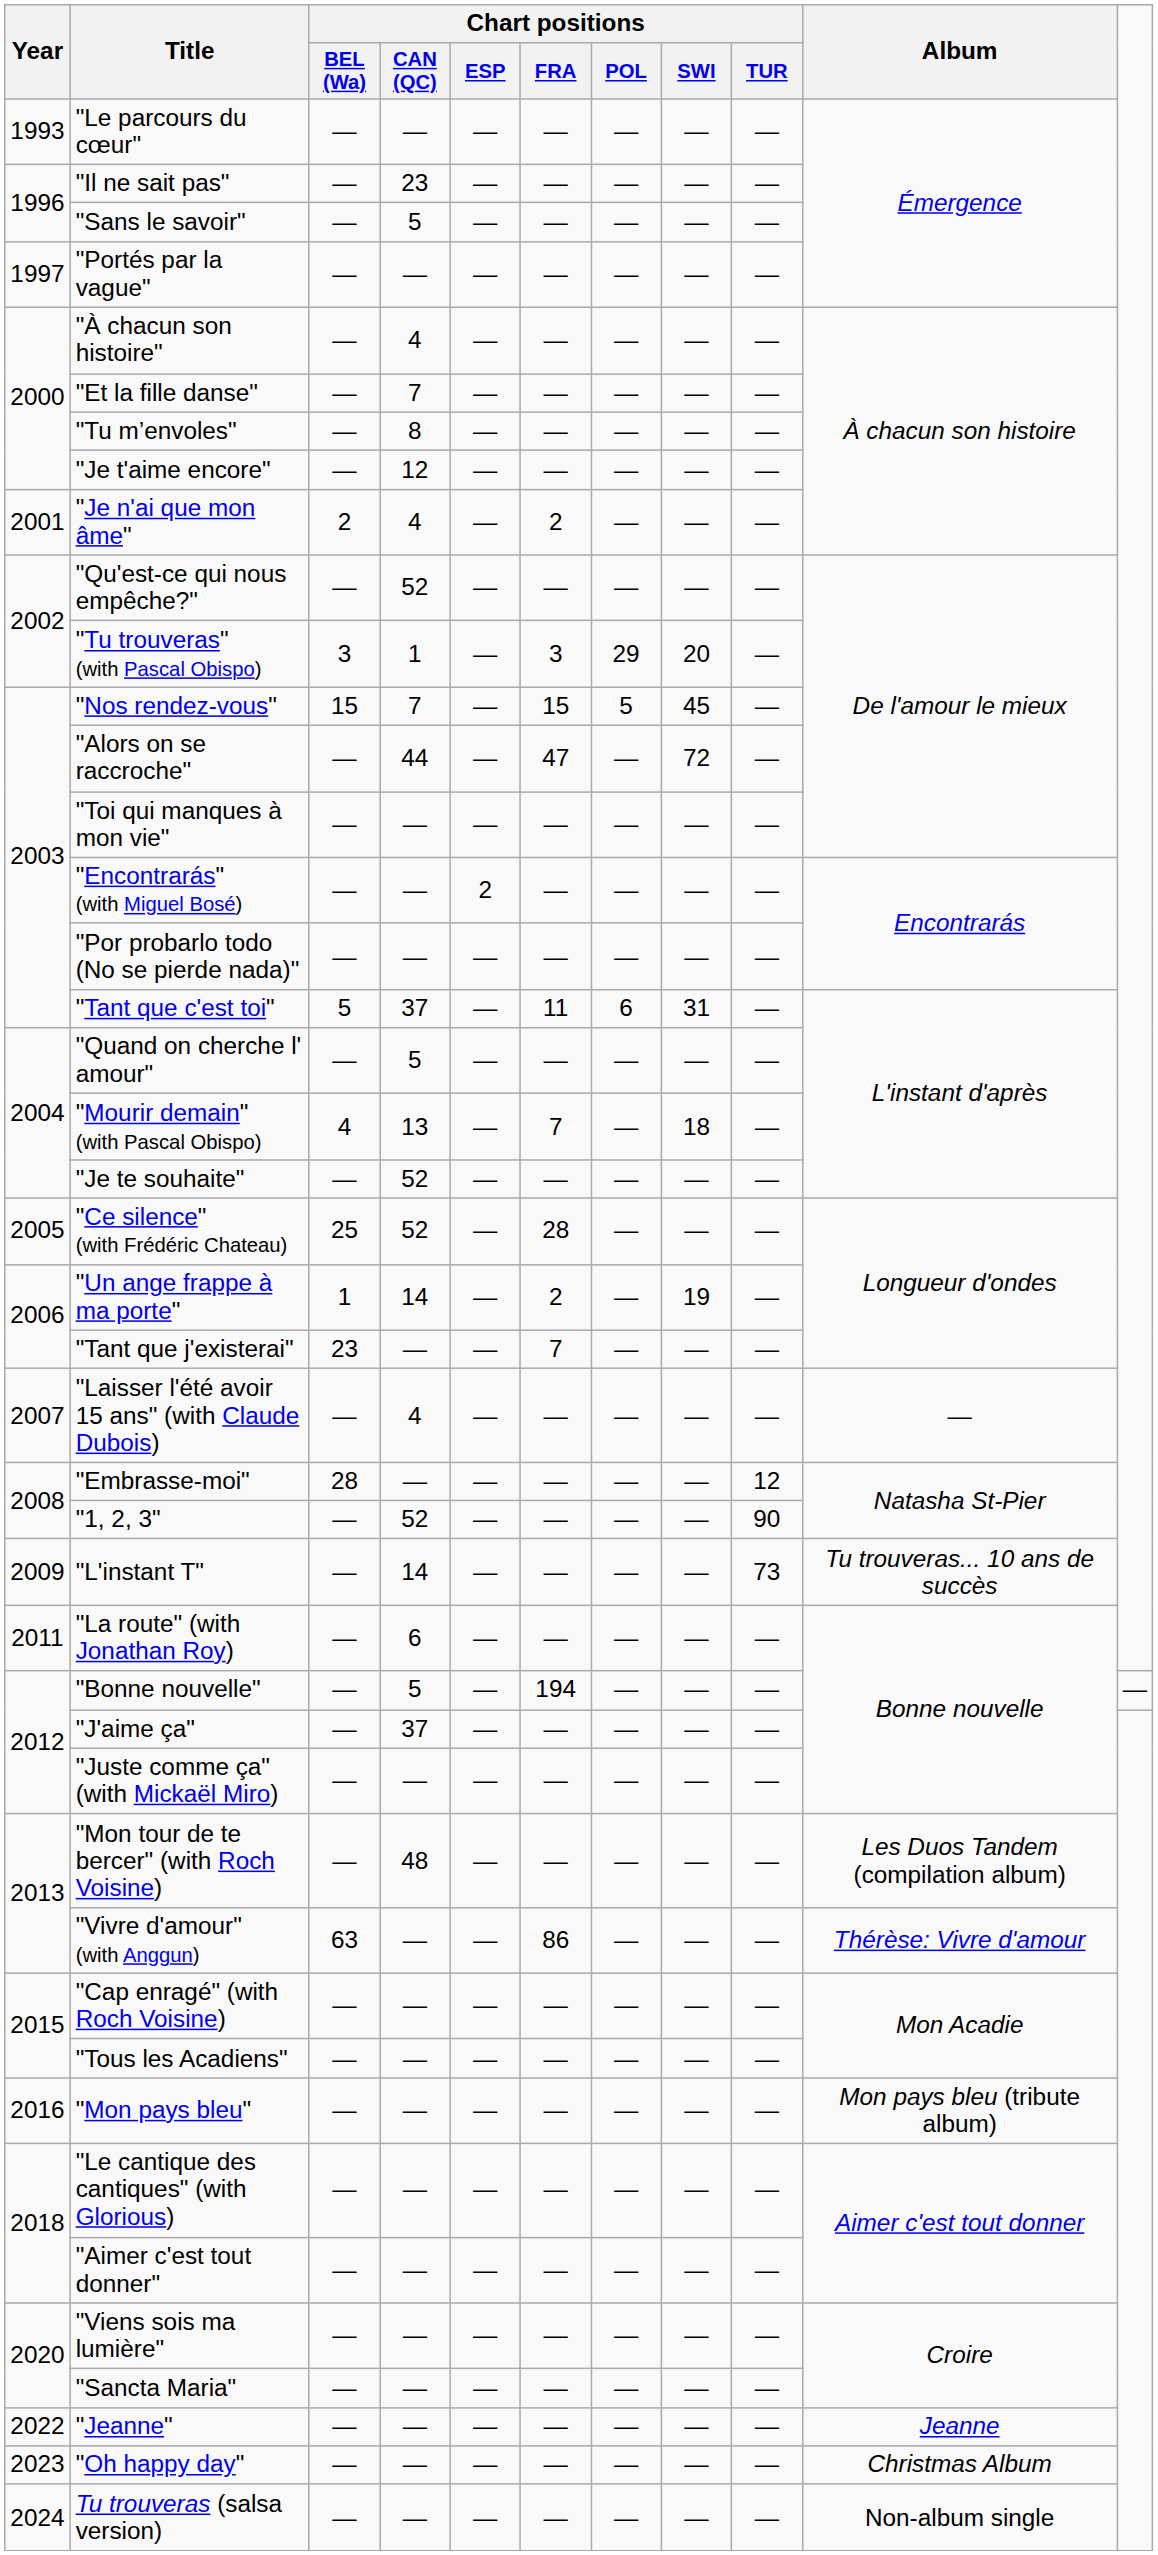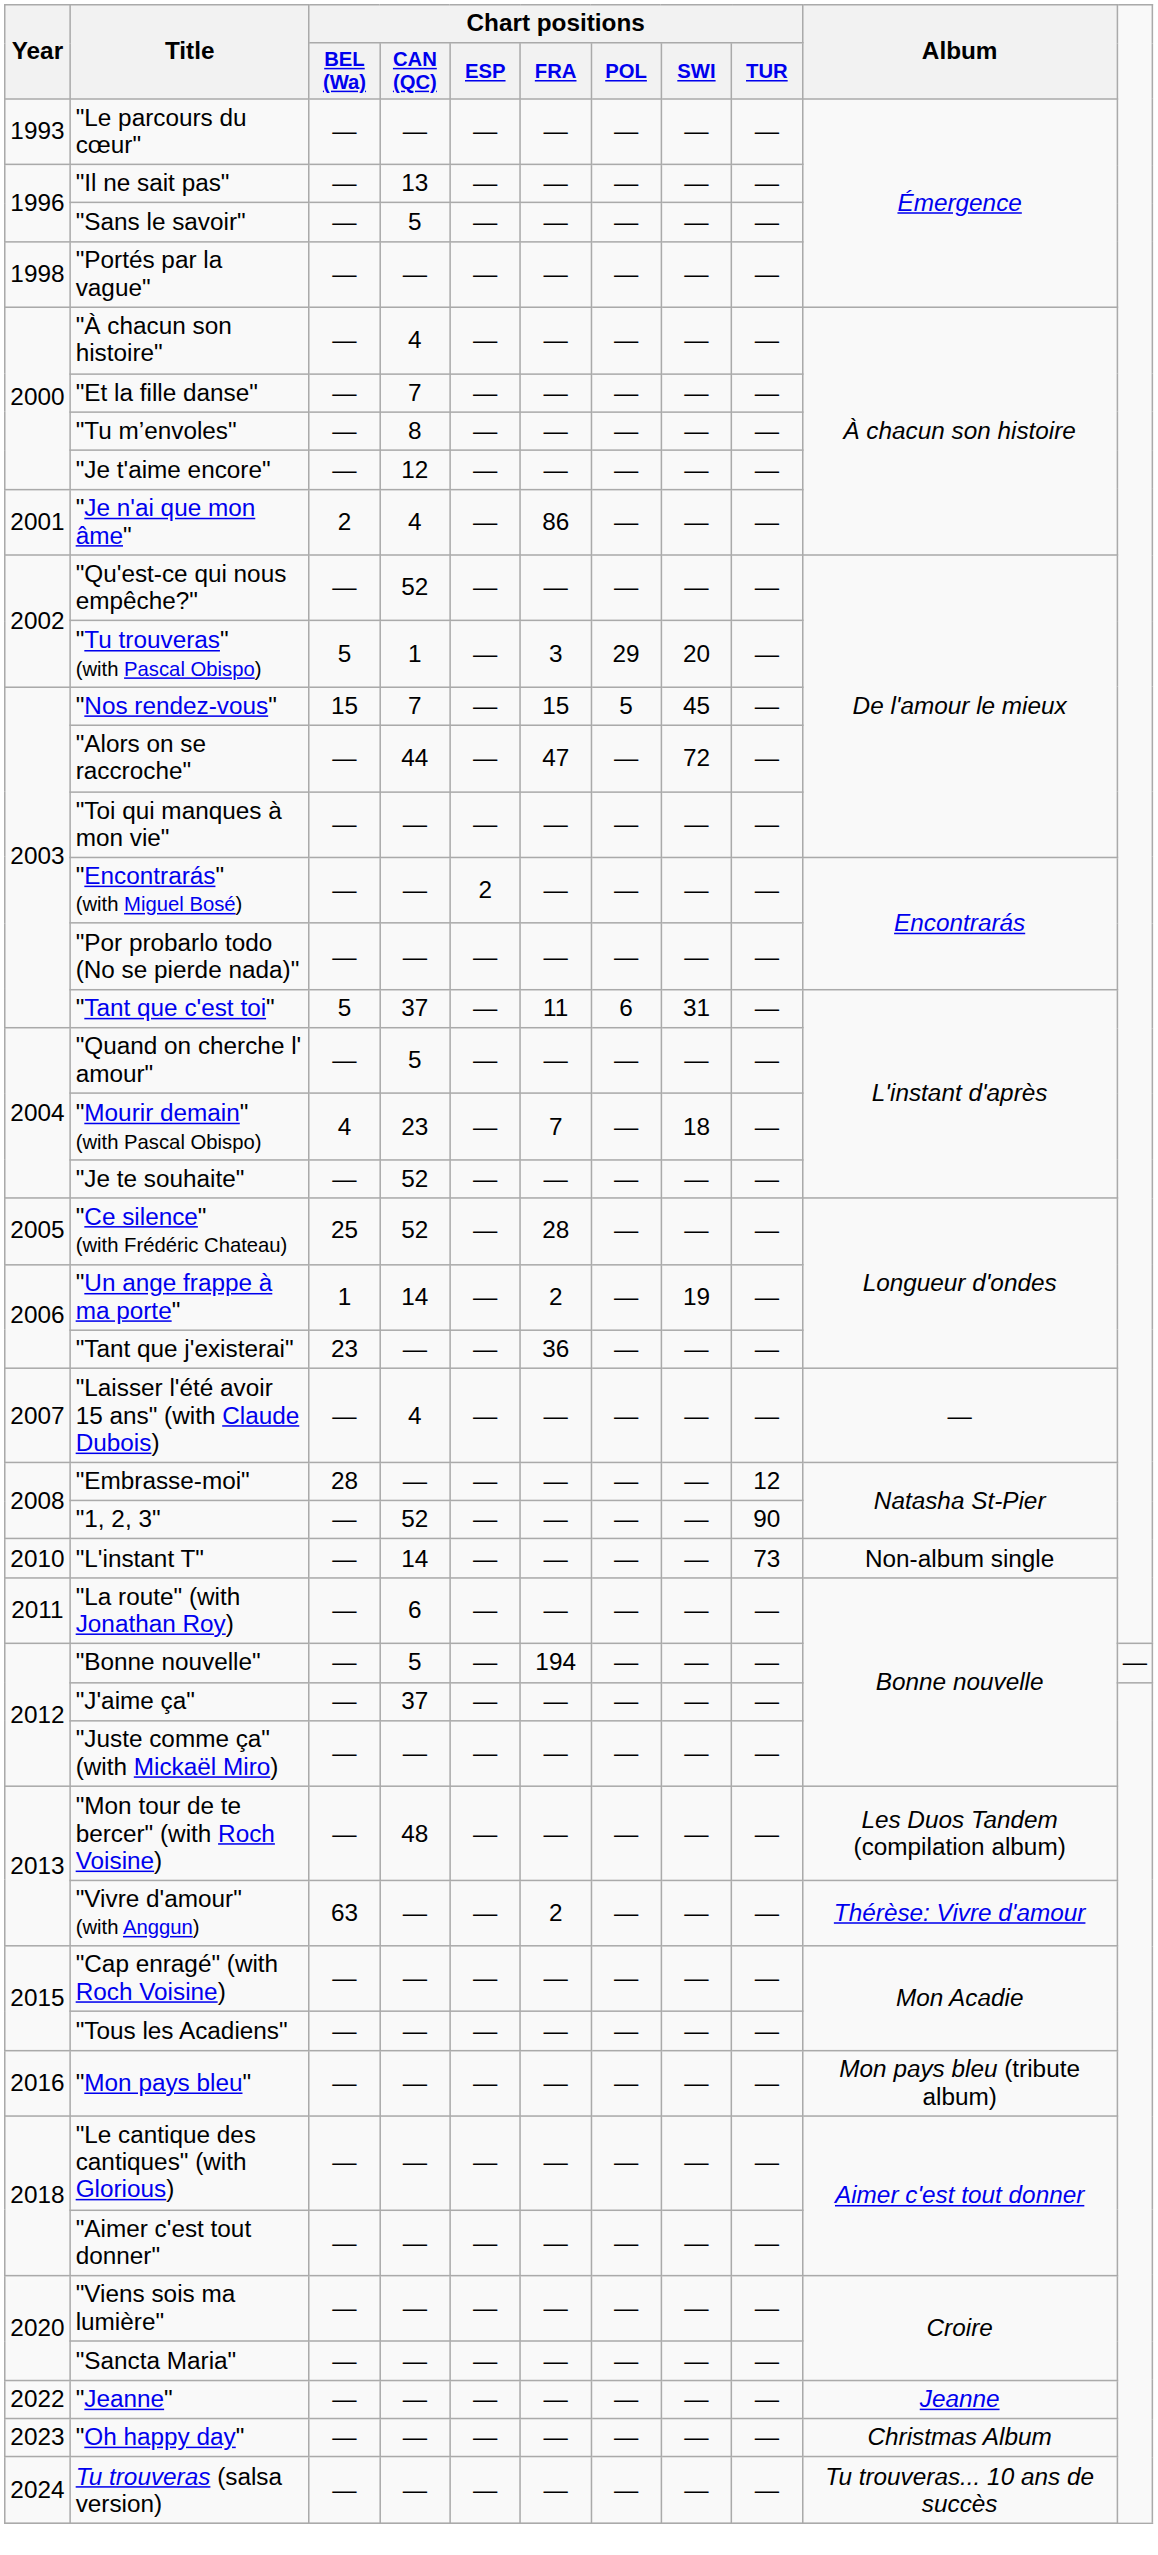(415, 183) 23 -> (415, 183) 13
(37, 274) 1997 -> (37, 274) 1998
(556, 521) 2 -> (556, 521) 86
(344, 653) 3 -> (344, 653) 5
(415, 1126) 13 -> (415, 1126) 23
(556, 1349) 7 -> (556, 1349) 36
(37, 1571) 2009 -> (37, 1558) 2010
(960, 1571) Tu trouveras... 10 ans de succès -> (960, 1558) Non-album single
(556, 1940) 86 -> (556, 1912) 2
(960, 2517) Non-album single -> (960, 2489) Tu trouveras... 10 ans de succès
